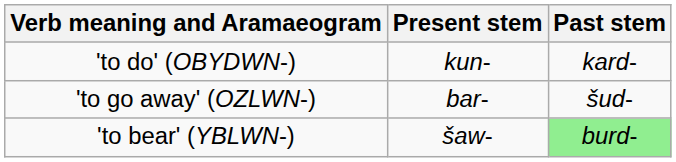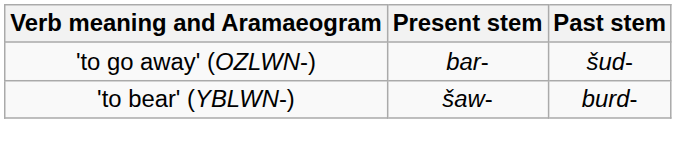- row: (196, 61)
(610, 136) lightgreen background -> (610, 99) no background
